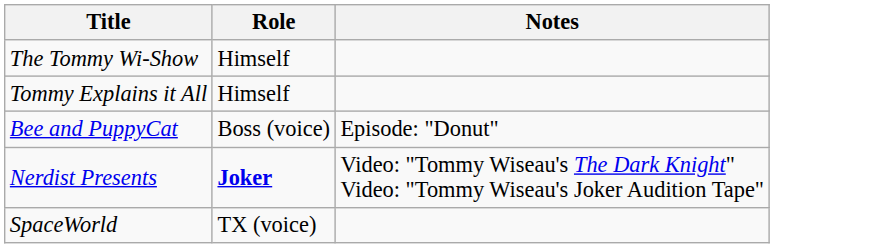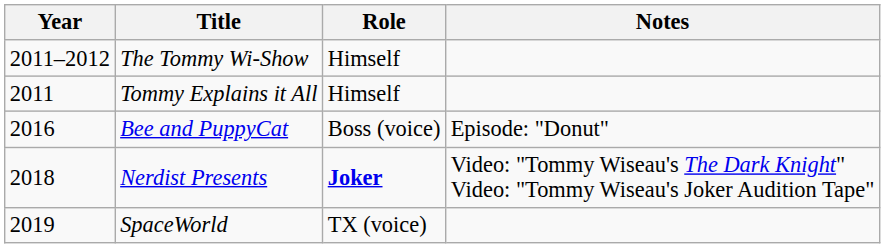+ column: (60, 22)
